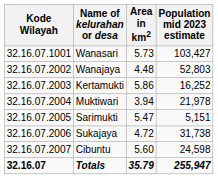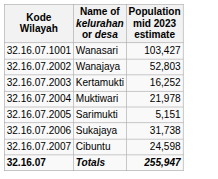- column: (141, 25)
